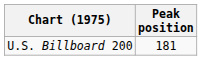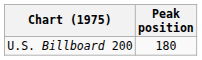(166, 46) 181 -> (166, 46) 180
